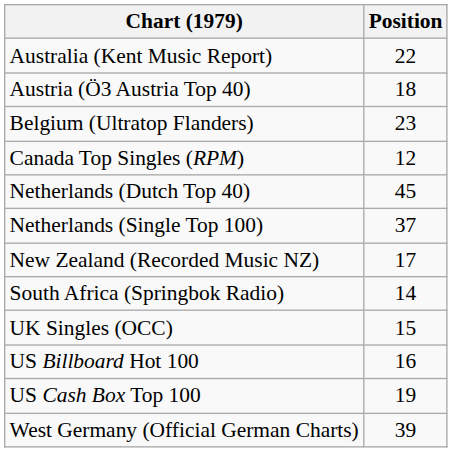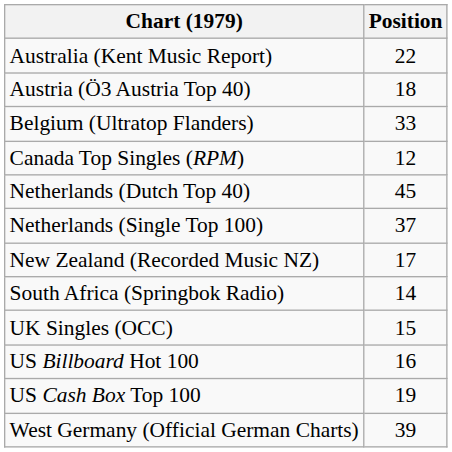(406, 123) 23 -> (406, 123) 33
